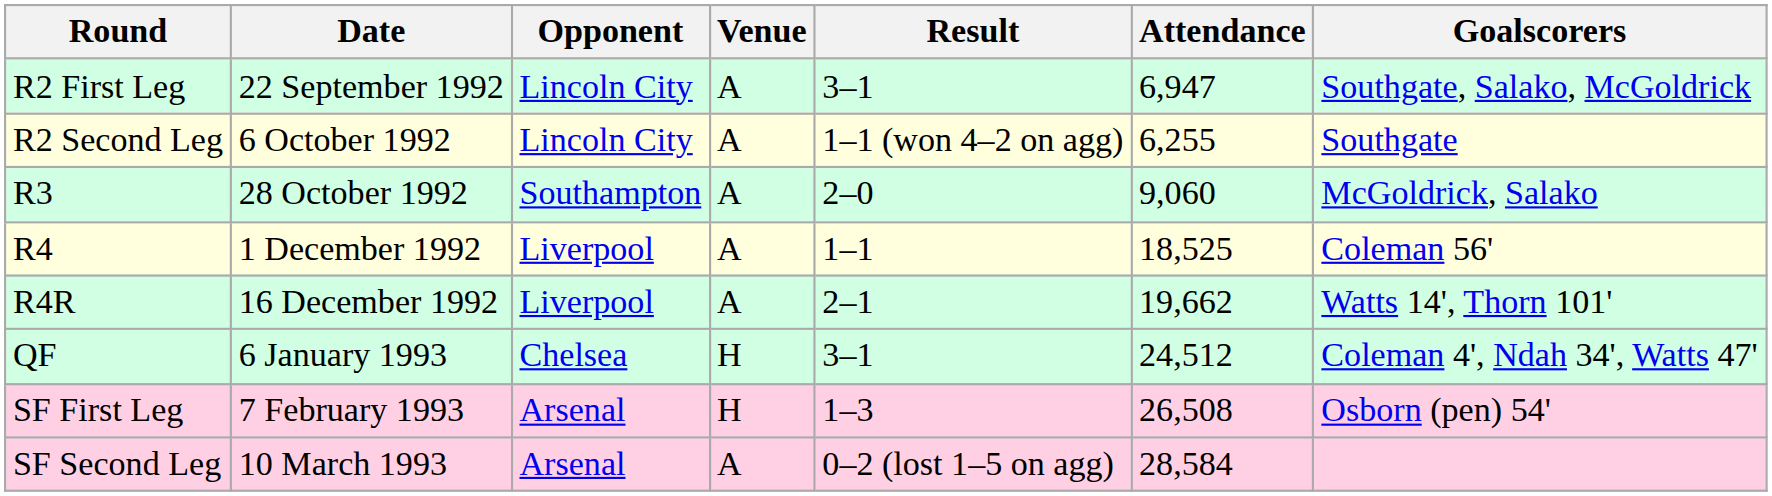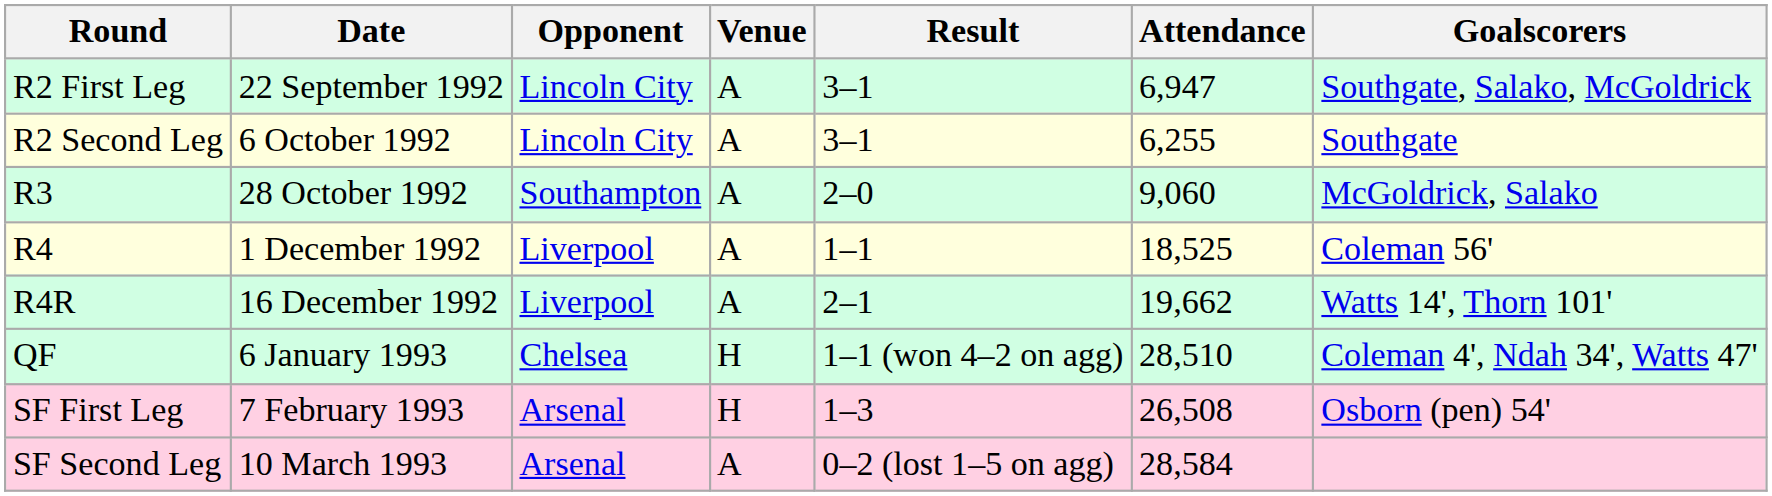(973, 139) 1–1 (won 4–2 on agg) -> (848, 139) 3–1
(848, 355) 3–1 -> (973, 355) 1–1 (won 4–2 on agg)
(1186, 355) 24,512 -> (1186, 355) 28,510
